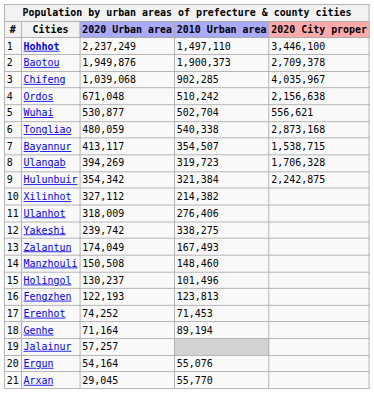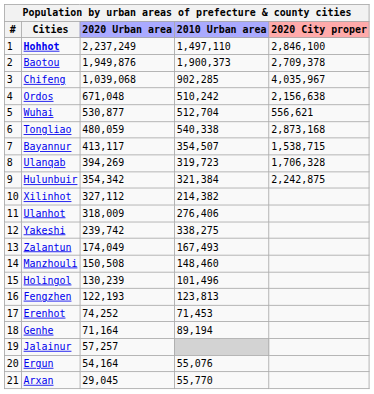(298, 46) 3,446,100 -> (298, 46) 2,846,100
(198, 113) 502,704 -> (198, 113) 512,704
(103, 280) 130,237 -> (103, 280) 130,239
